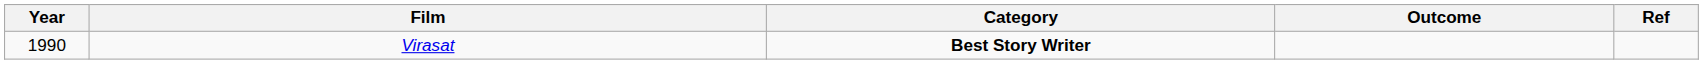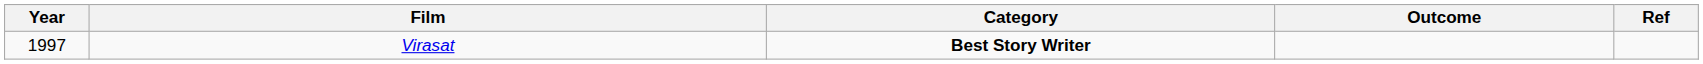(47, 45) 1990 -> (47, 45) 1997
